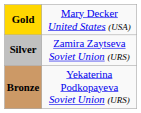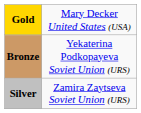rows swapped: (23, 49) <-> (23, 86)
